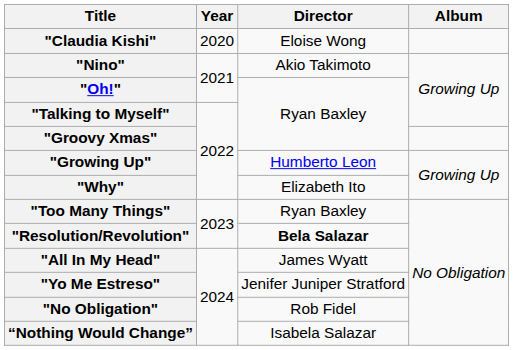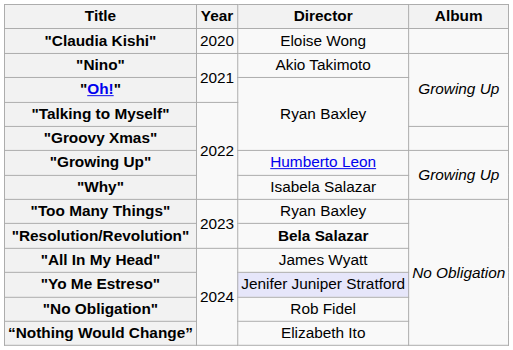(323, 187) Elizabeth Ito -> (323, 187) Isabela Salazar
(323, 284) no background -> (323, 284) lavender background
(323, 333) Isabela Salazar -> (323, 333) Elizabeth Ito
